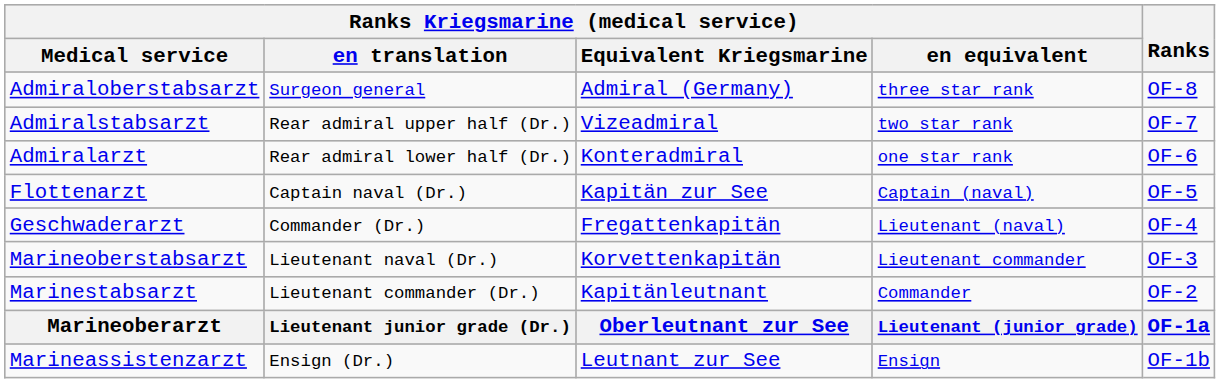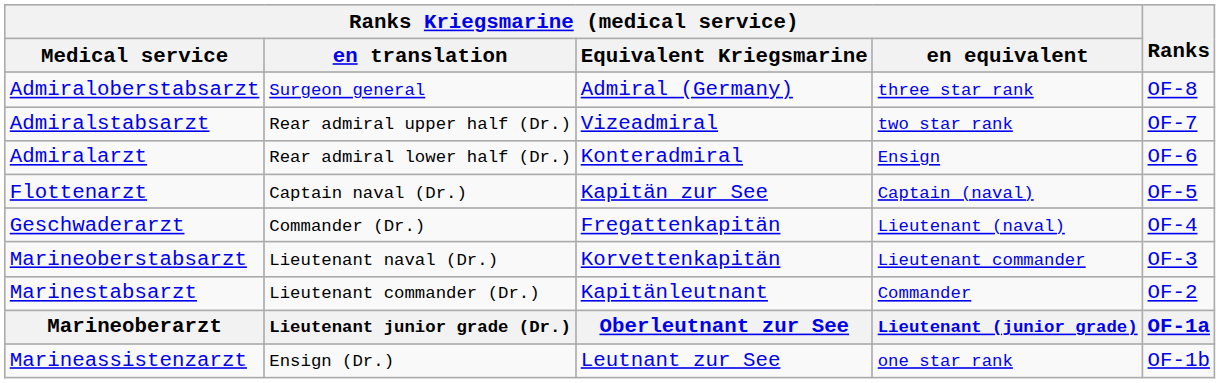(945, 158) one star rank -> (909, 158) Ensign
(909, 362) Ensign -> (945, 362) one star rank
